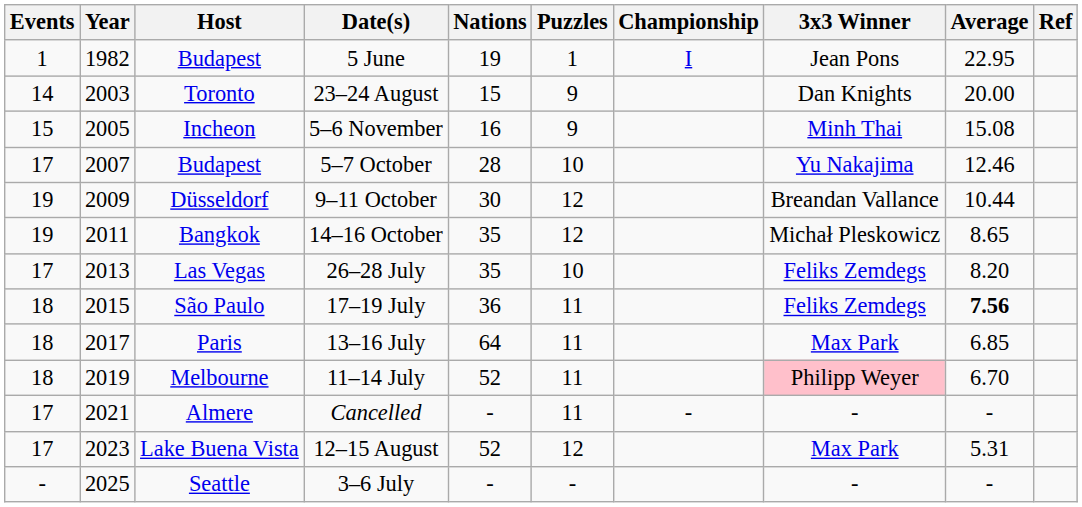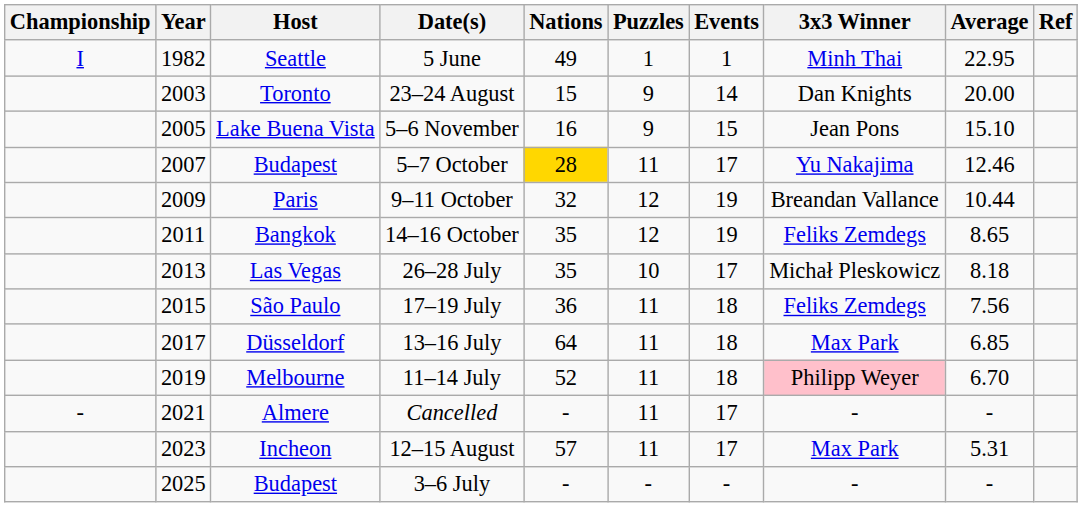columns swapped: (689, 22) <-> (42, 22)
(219, 57) Budapest -> (295, 57) Seattle
(490, 57) 19 -> (566, 57) 49
(855, 57) Jean Pons -> (855, 57) Minh Thai
(219, 128) Incheon -> (295, 128) Lake Buena Vista
(855, 128) Minh Thai -> (855, 128) Jean Pons
(990, 128) 15.08 -> (990, 128) 15.10
(490, 164) no background -> (566, 164) gold background
(572, 164) 10 -> (648, 164) 11
(219, 199) Düsseldorf -> (295, 199) Paris
(490, 199) 30 -> (566, 199) 32
(855, 235) Michał Pleskowicz -> (855, 235) Feliks Zemdegs
(855, 270) Feliks Zemdegs -> (855, 270) Michał Pleskowicz
(990, 270) 8.20 -> (990, 270) 8.18
(990, 306) bold -> (990, 306) normal
(219, 341) Paris -> (295, 341) Düsseldorf
(219, 448) Lake Buena Vista -> (295, 448) Incheon
(490, 448) 52 -> (566, 448) 57
(572, 448) 12 -> (648, 448) 11
(219, 484) Seattle -> (295, 484) Budapest
